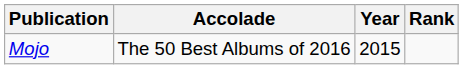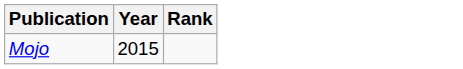- column: (234, 19)
